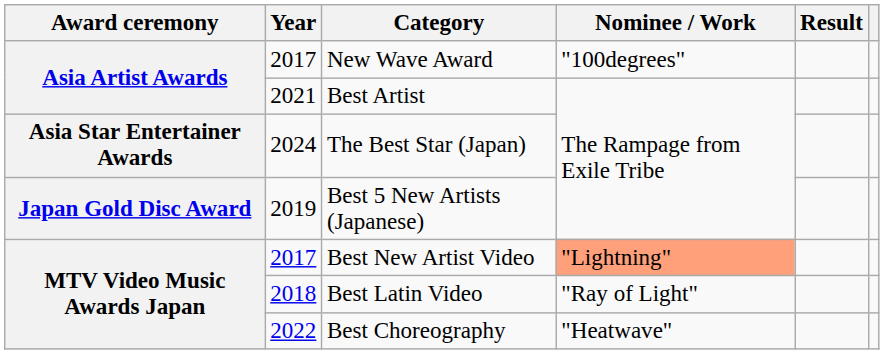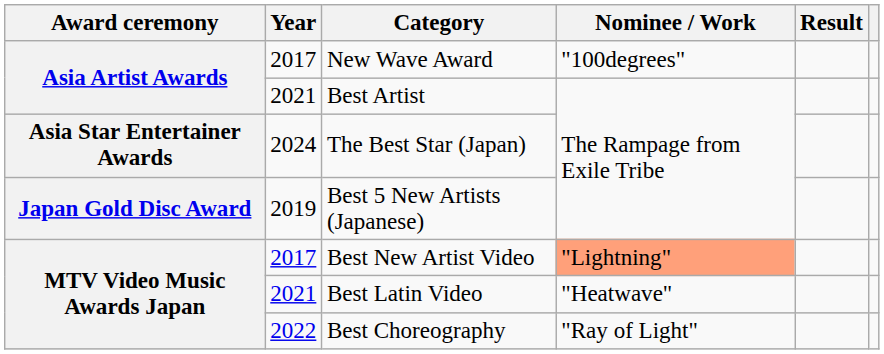(293, 293) 2018 -> (293, 293) 2021
(630, 293) "Ray of Light" -> (617, 293) "Heatwave"
(617, 330) "Heatwave" -> (630, 330) "Ray of Light"
